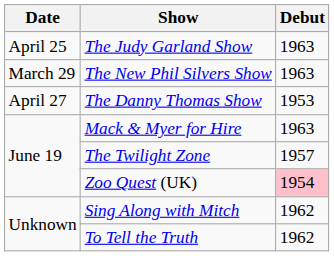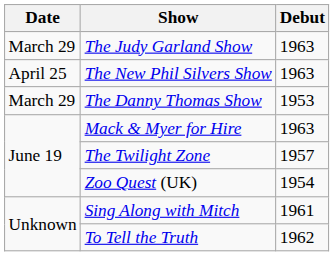(38, 45) April 25 -> (42, 45) March 29
(42, 73) March 29 -> (38, 73) April 25
(38, 100) April 27 -> (42, 100) March 29
(297, 182) pink background -> (297, 182) no background
(297, 210) 1962 -> (297, 210) 1961
